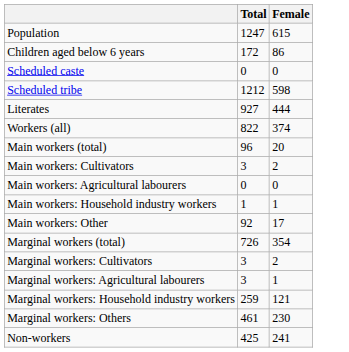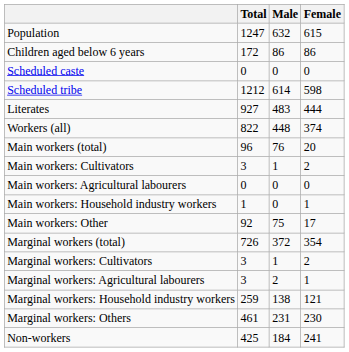+ column: (285, 14)
